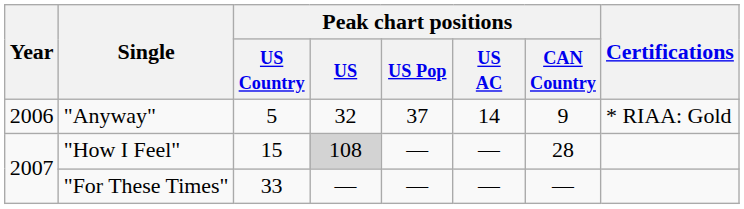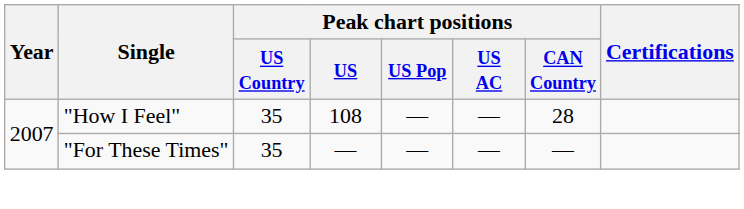- row: (110, 116)
(272, 150) 15 -> (272, 116) 35
(346, 150) lightgrey background -> (346, 116) no background
(272, 185) 33 -> (272, 150) 35
